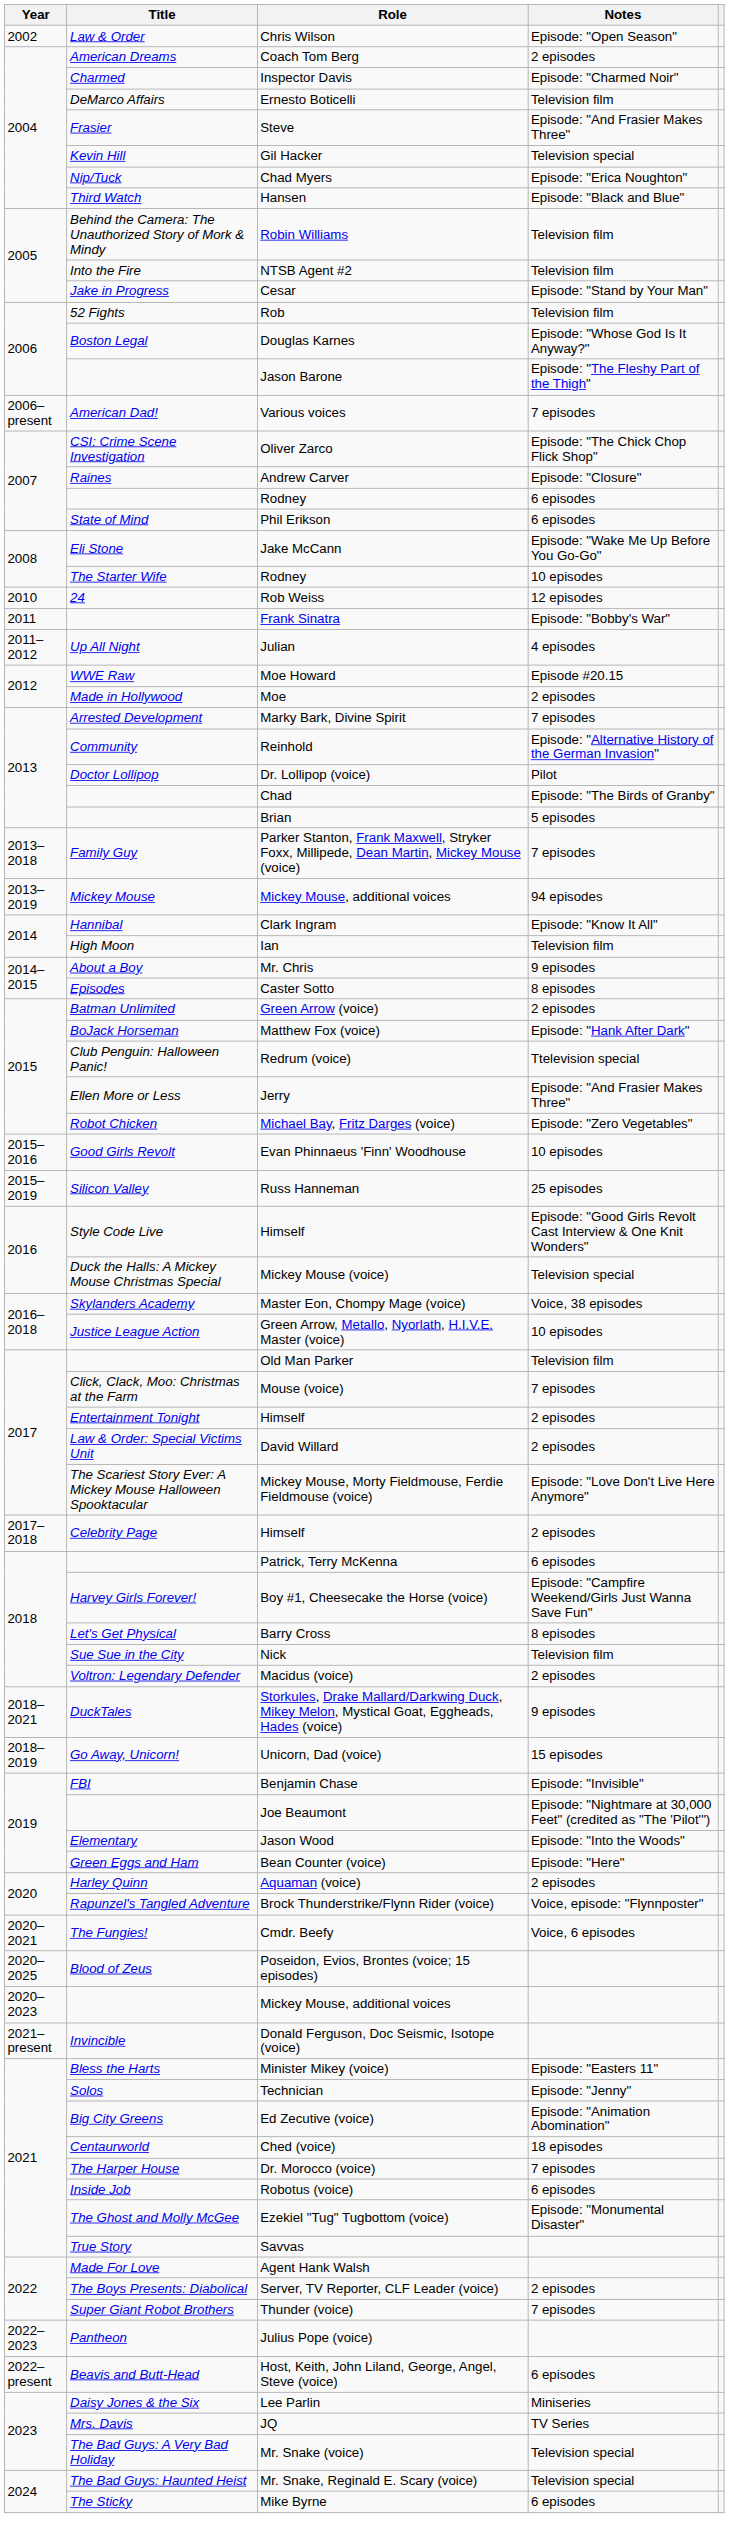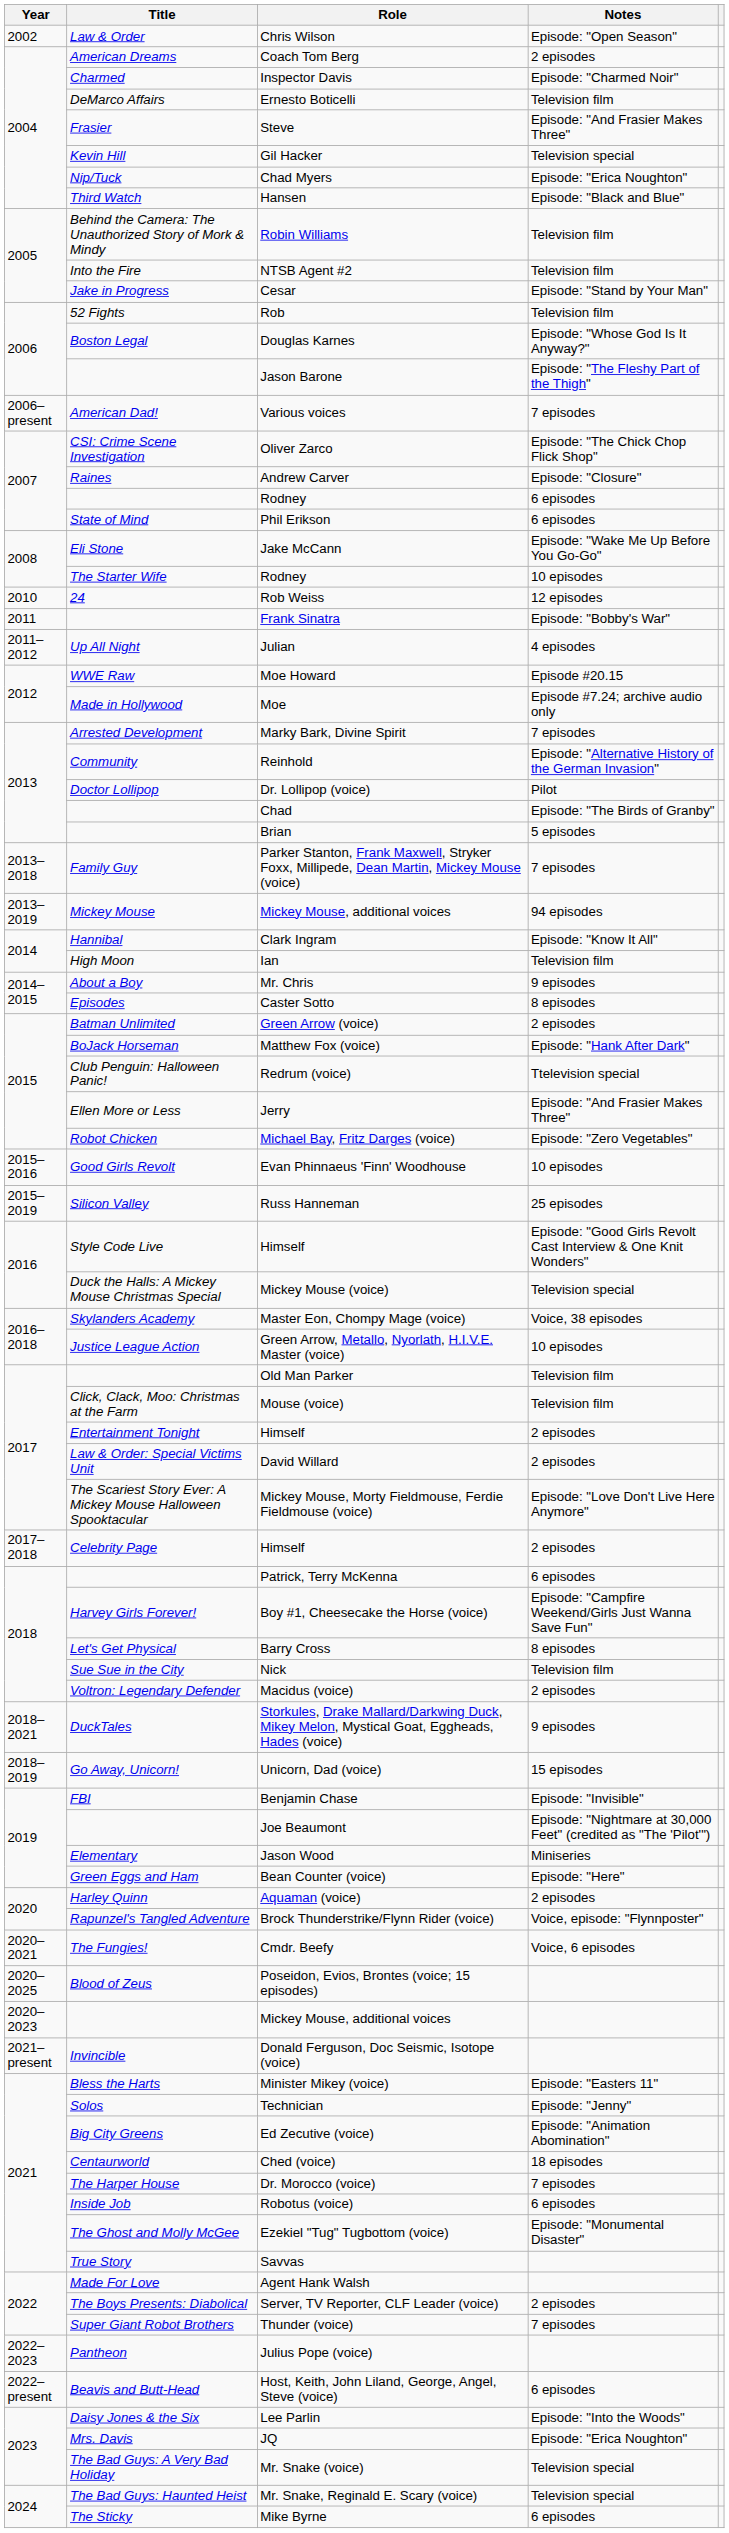(563, 697) 2 episodes -> (617, 704) Episode #7.24; archive audio only
(563, 1389) 7 episodes -> (572, 1404) Television film
(608, 1841) Episode: "Into the Woods" -> (561, 1855) Miniseries
(561, 2402) Miniseries -> (608, 2417) Episode: "Into the Woods"
(560, 2423) TV Series -> (609, 2438) Episode: "Erica Noughton"
